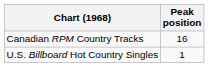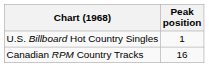rows swapped: (82, 54) <-> (75, 39)
